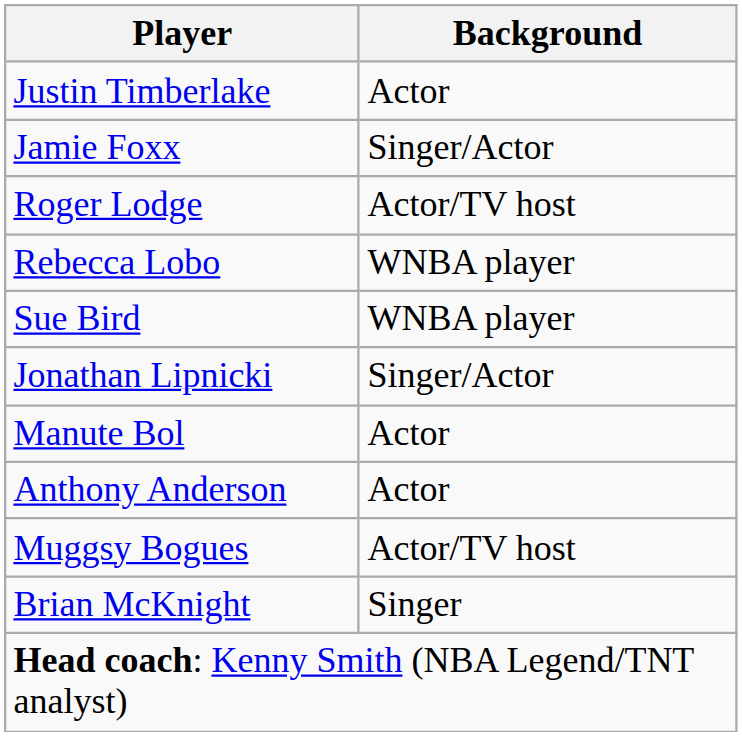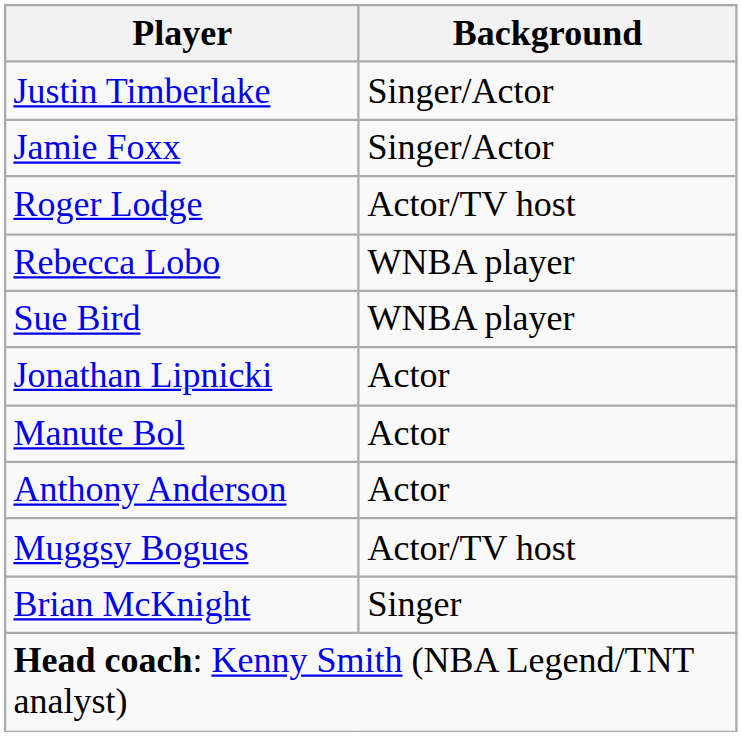(409, 90) Actor -> (461, 90) Singer/Actor
(461, 375) Singer/Actor -> (409, 375) Actor
